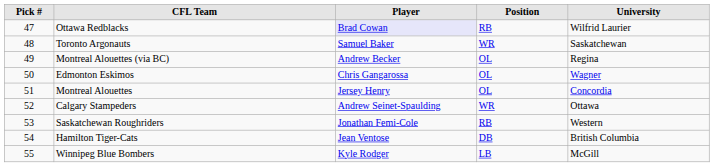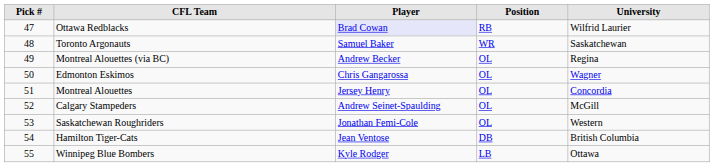(487, 106) WR -> (485, 106) OL
(585, 106) Ottawa -> (585, 106) McGill
(485, 122) RB -> (485, 122) OL
(585, 153) McGill -> (585, 153) Ottawa
